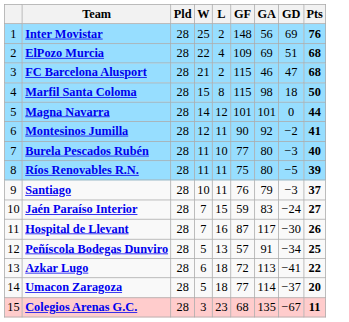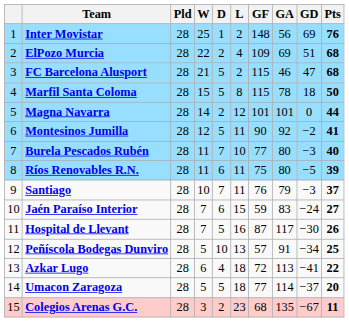+ column: (221, 14)
(267, 92) 98 -> (285, 92) 78
